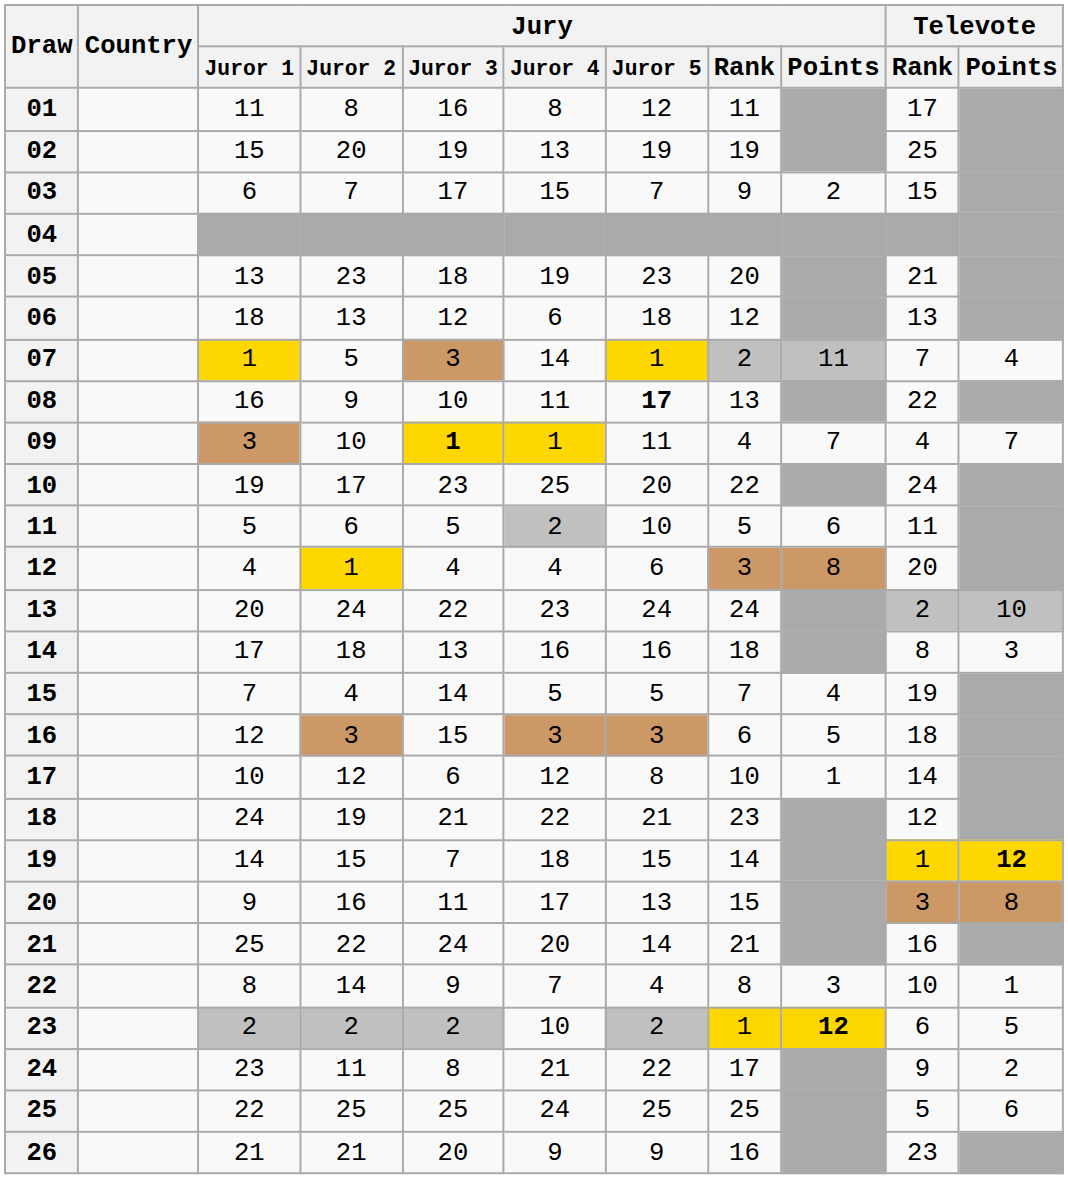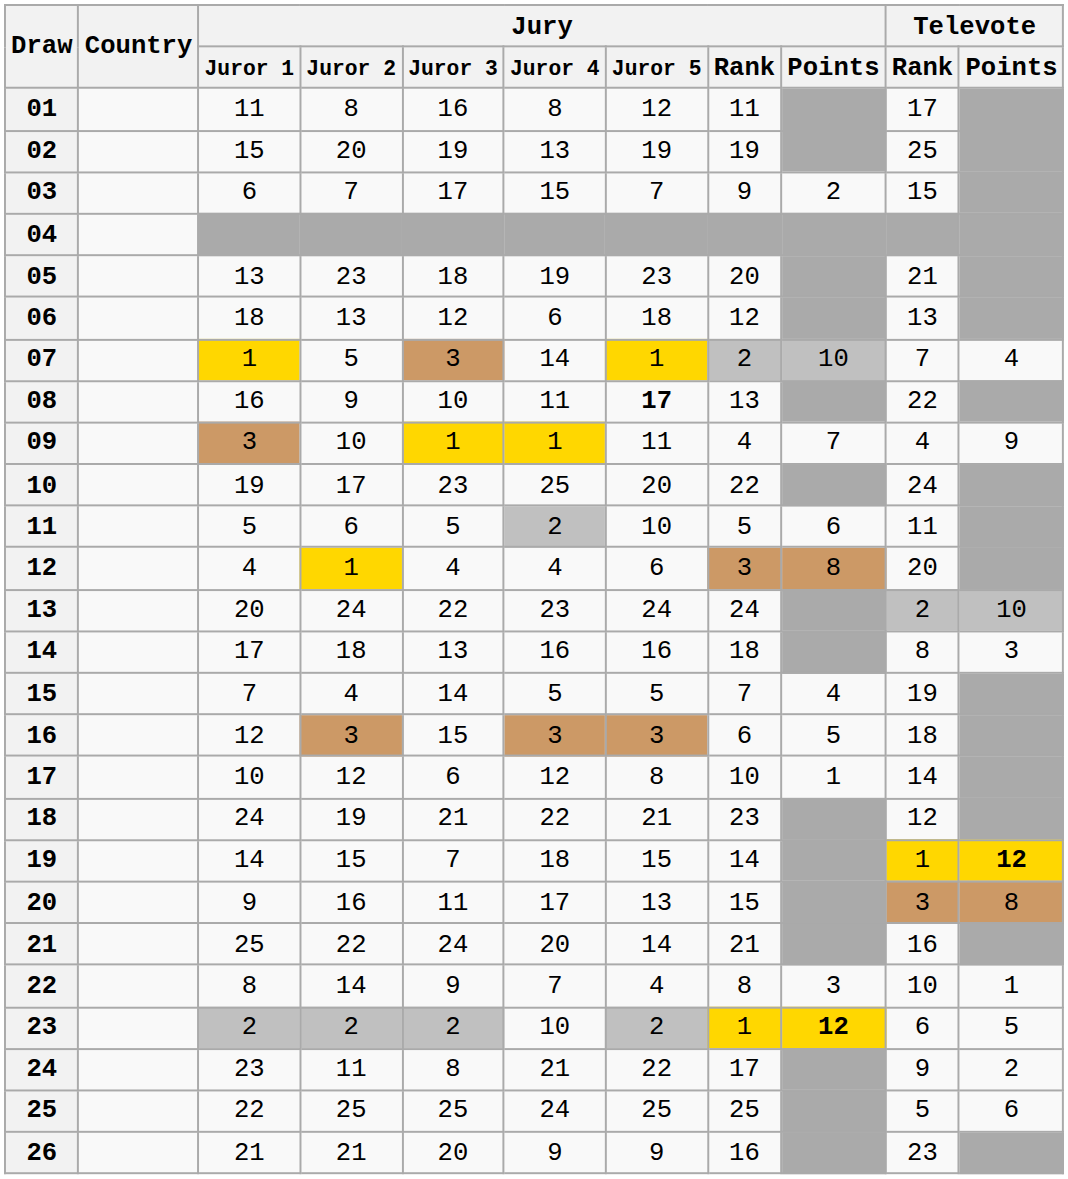(833, 360) 11 -> (833, 360) 10
(453, 443) bold -> (453, 443) normal
(1012, 443) 7 -> (1012, 443) 9
